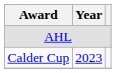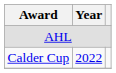(89, 57) 2023 -> (89, 57) 2022
